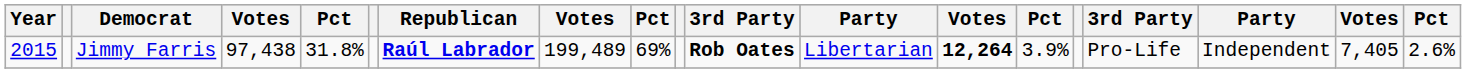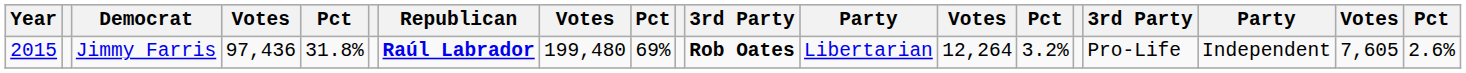(261, 52) 97,438 -> (261, 52) 97,436
(585, 52) 199,489 -> (585, 52) 199,480
(977, 52) bold -> (977, 52) normal
(1045, 52) 3.9% -> (1045, 52) 3.2%
(1370, 52) 7,405 -> (1370, 52) 7,605
